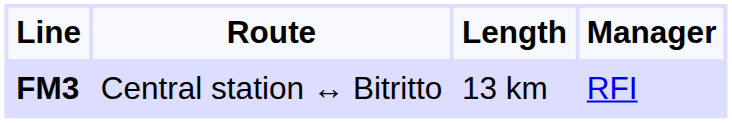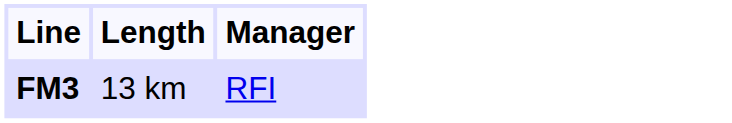- column: (272, 33)
